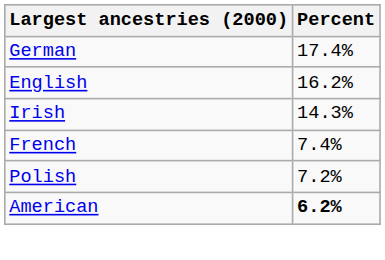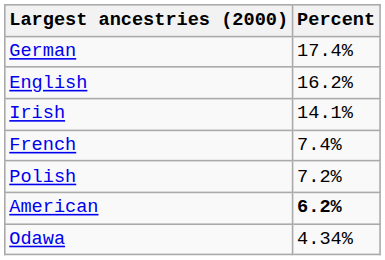(325, 114) 14.3% -> (325, 114) 14.1%
+ row: (37, 239)
